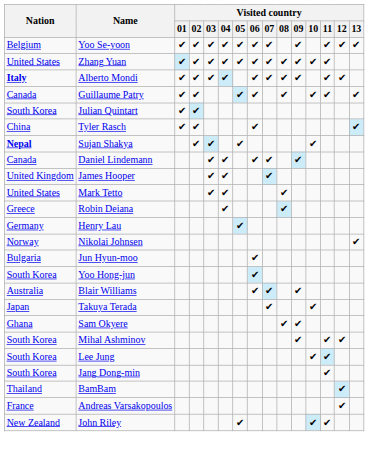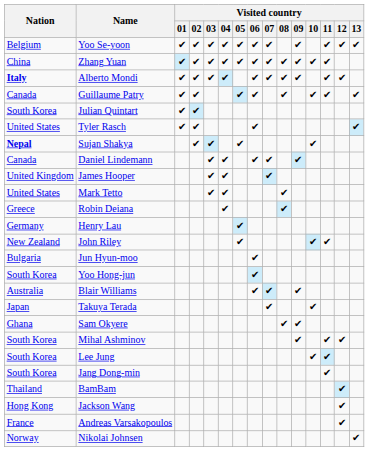(33, 62) United States -> (19, 62) China
(19, 127) China -> (33, 127) United States
rows swapped: (100, 422) <-> (110, 242)
+ row: (107, 406)
